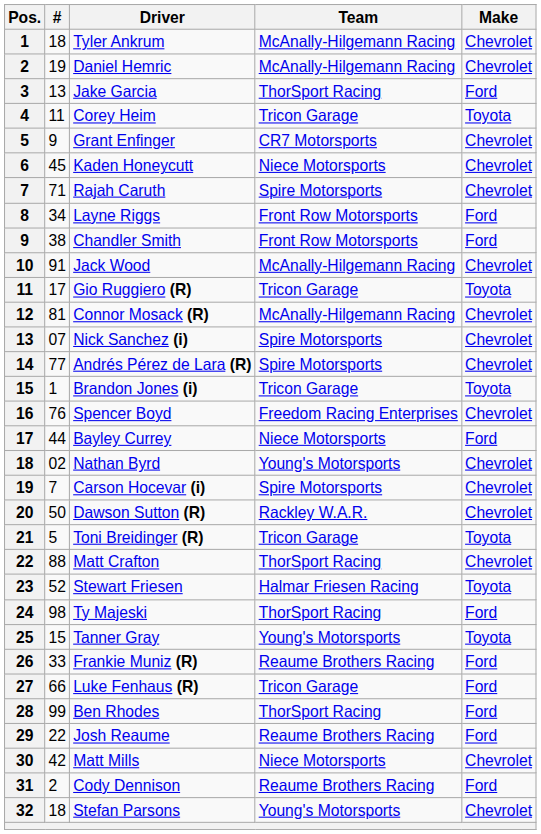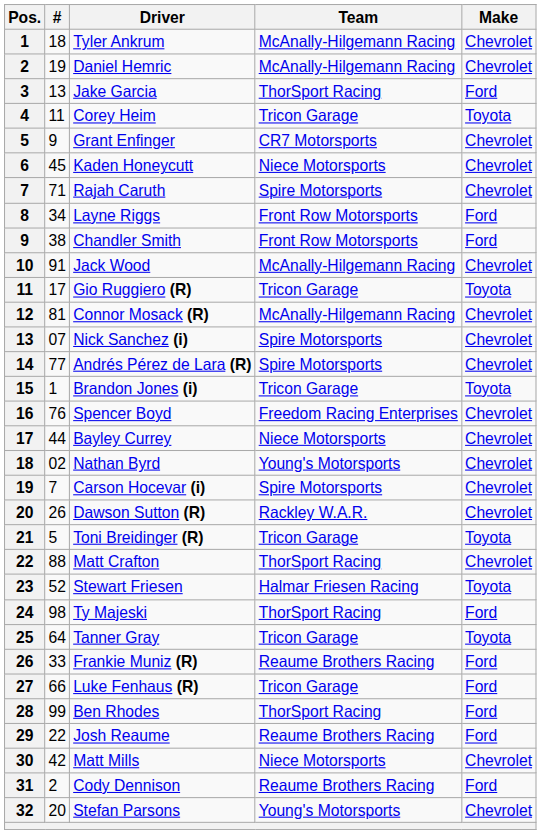(481, 438) Ford -> (499, 438) Chevrolet
(57, 513) 50 -> (57, 513) 26
(57, 637) 15 -> (57, 637) 64
(329, 637) Young's Motorsports -> (308, 637) Tricon Garage
(57, 810) 18 -> (57, 810) 20
